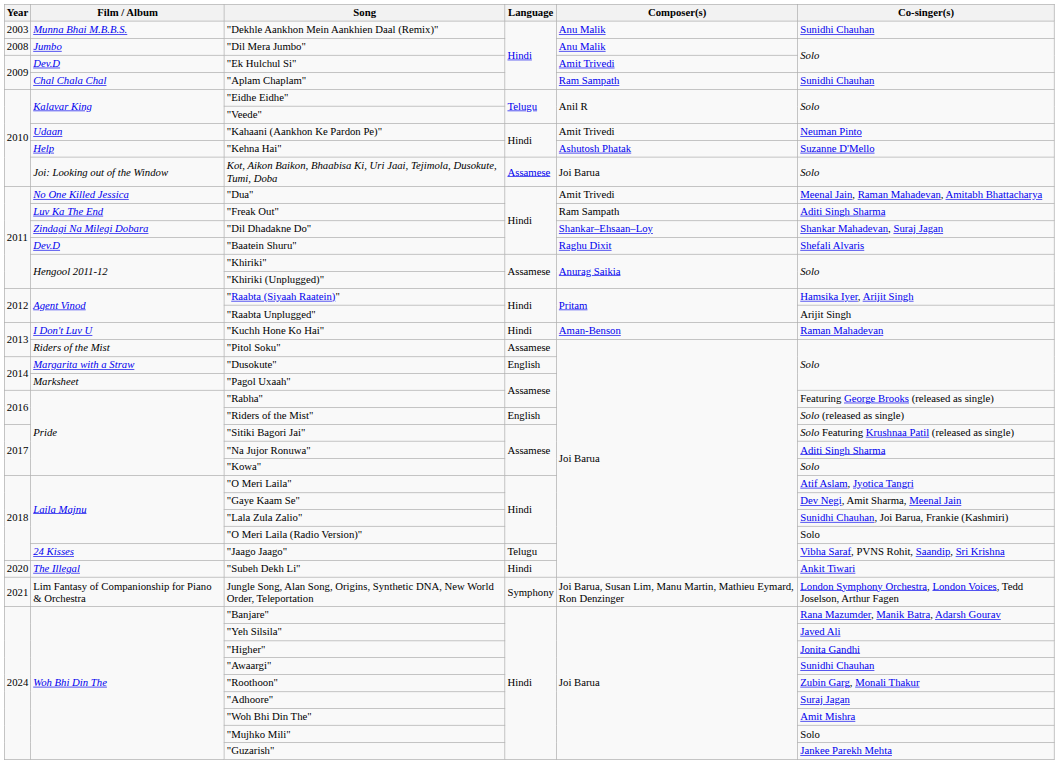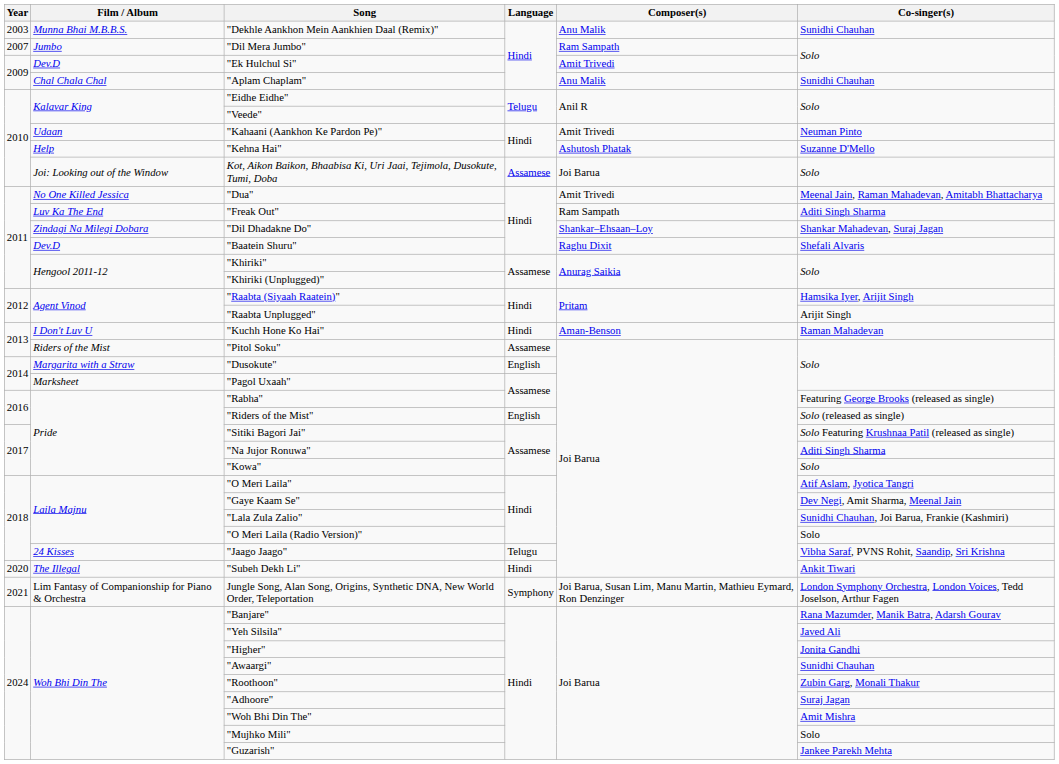(18, 47) 2008 -> (18, 47) 2007
(582, 47) Anu Malik -> (589, 47) Ram Sampath
(589, 81) Ram Sampath -> (582, 81) Anu Malik
